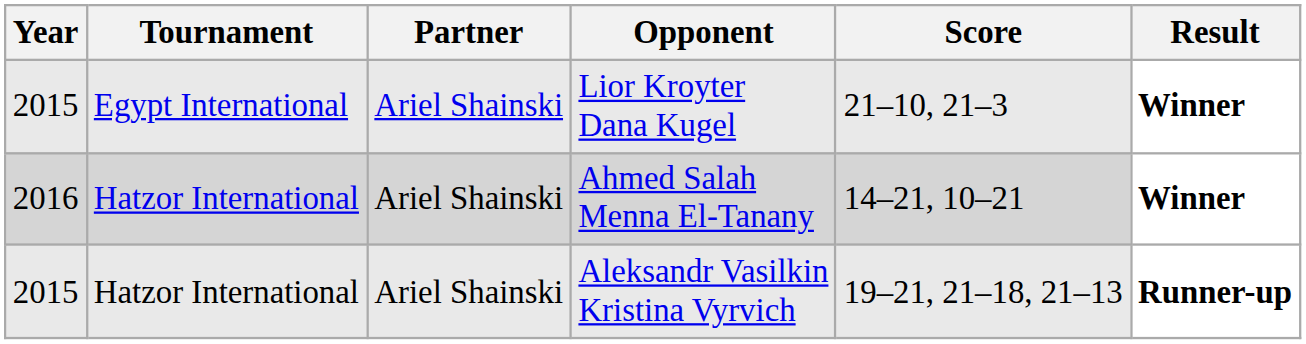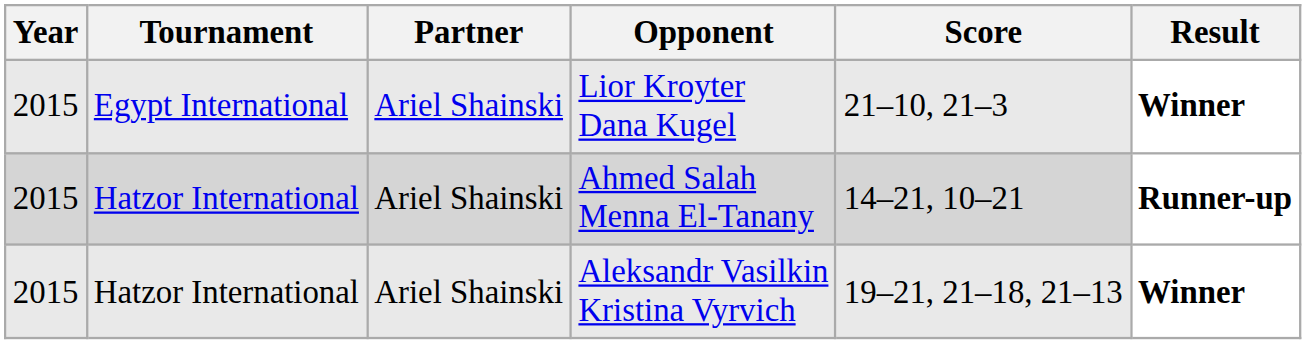(46, 198) 2016 -> (46, 198) 2015
(1192, 198) Winner -> (1215, 198) Runner-up
(1215, 291) Runner-up -> (1192, 291) Winner
